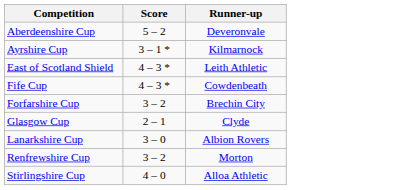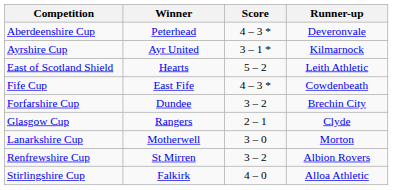+ column: (174, 13)
(154, 31) 5 – 2 -> (255, 31) 4 – 3 *
(154, 67) 4 – 3 * -> (255, 67) 5 – 2
(236, 139) Albion Rovers -> (337, 139) Morton
(236, 157) Morton -> (337, 157) Albion Rovers
